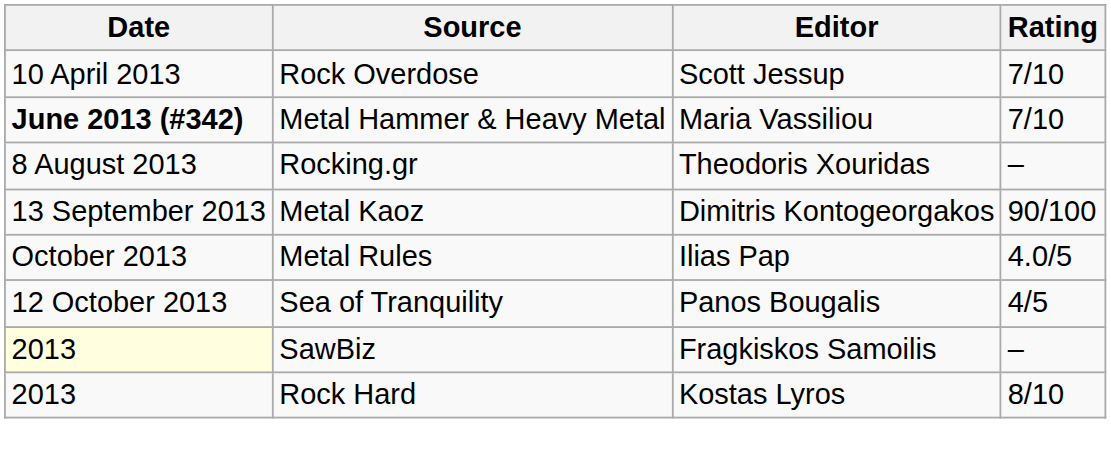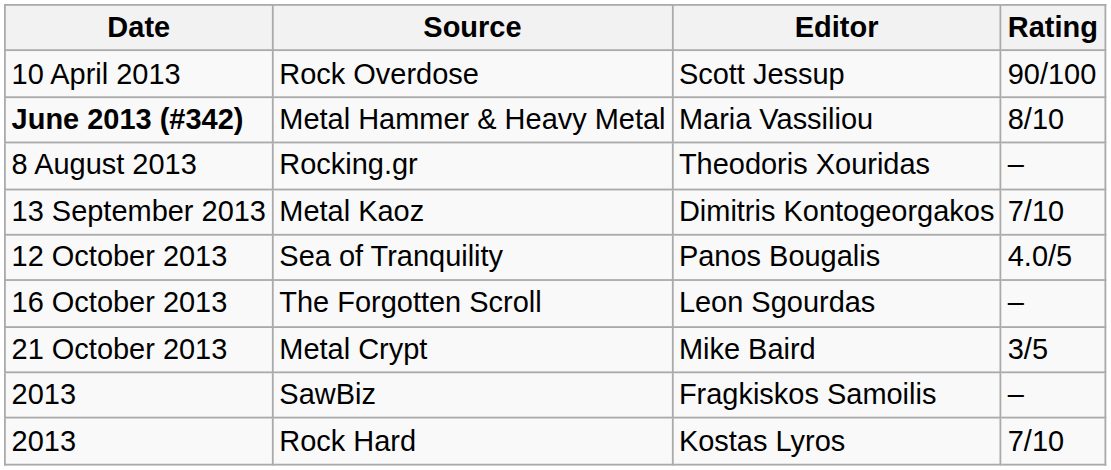(1036, 73) 7/10 -> (1052, 73) 90/100
(1036, 119) 7/10 -> (1036, 119) 8/10
(1052, 211) 90/100 -> (1036, 211) 7/10
- row: (356, 257)
(1028, 303) 4/5 -> (1040, 257) 4.0/5
+ row: (411, 303)
+ row: (353, 348)
(44, 348) lightyellow background -> (44, 394) no background
(1036, 394) 8/10 -> (1036, 440) 7/10
